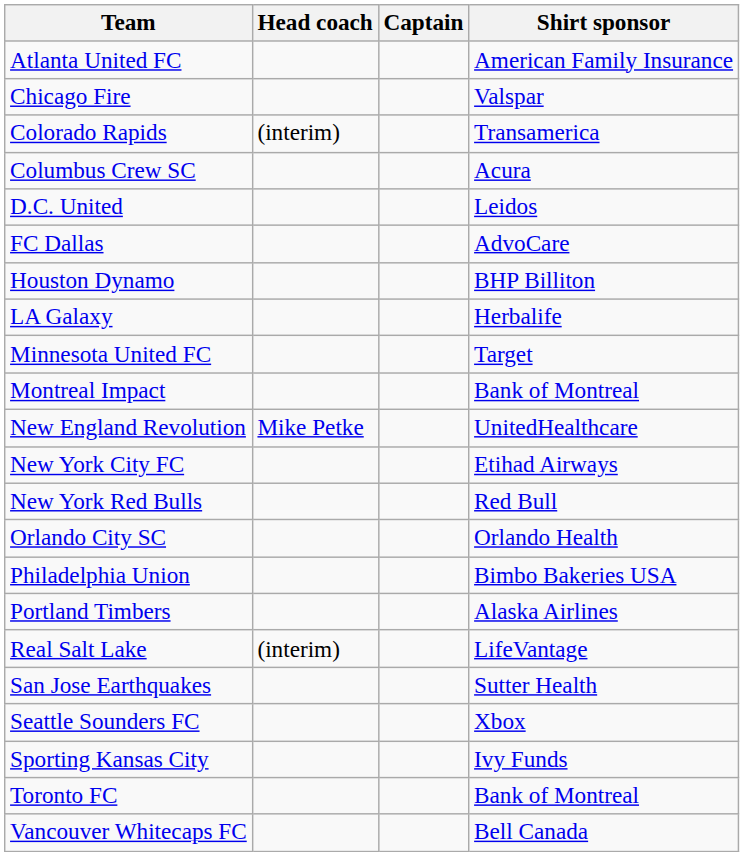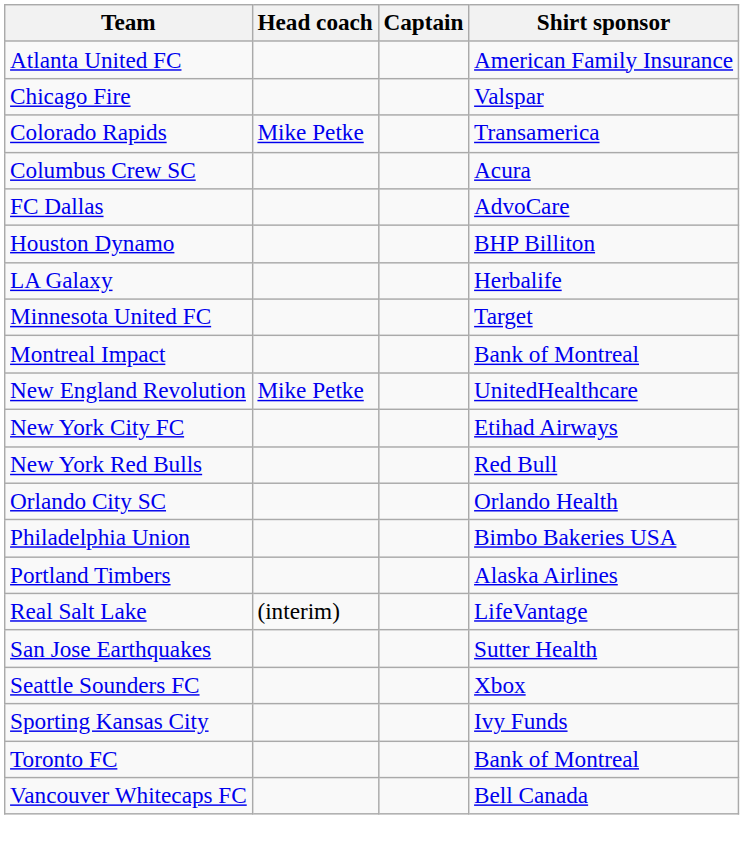(299, 133) (interim) -> (311, 133) Mike Petke
- row: (66, 206)
